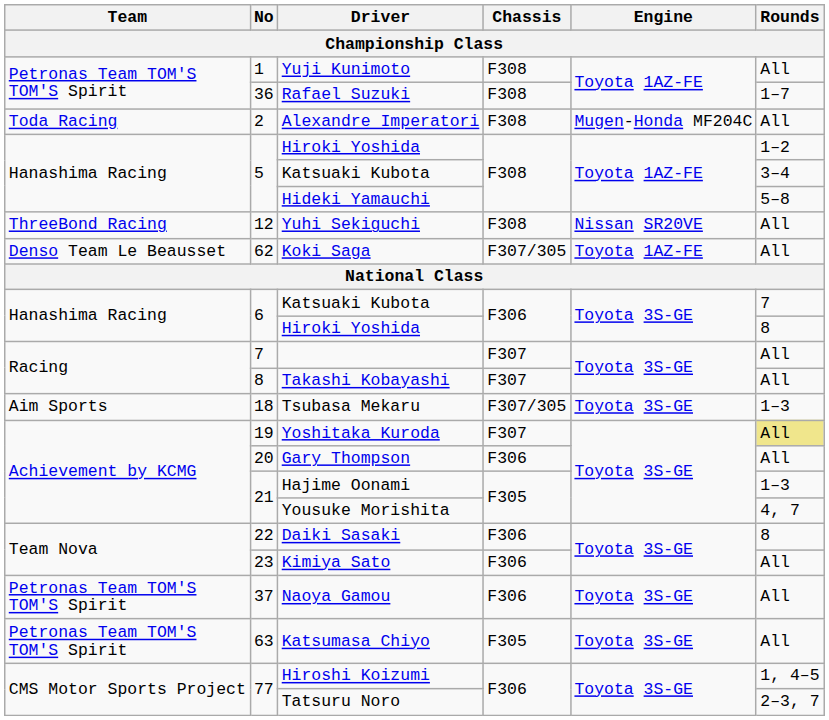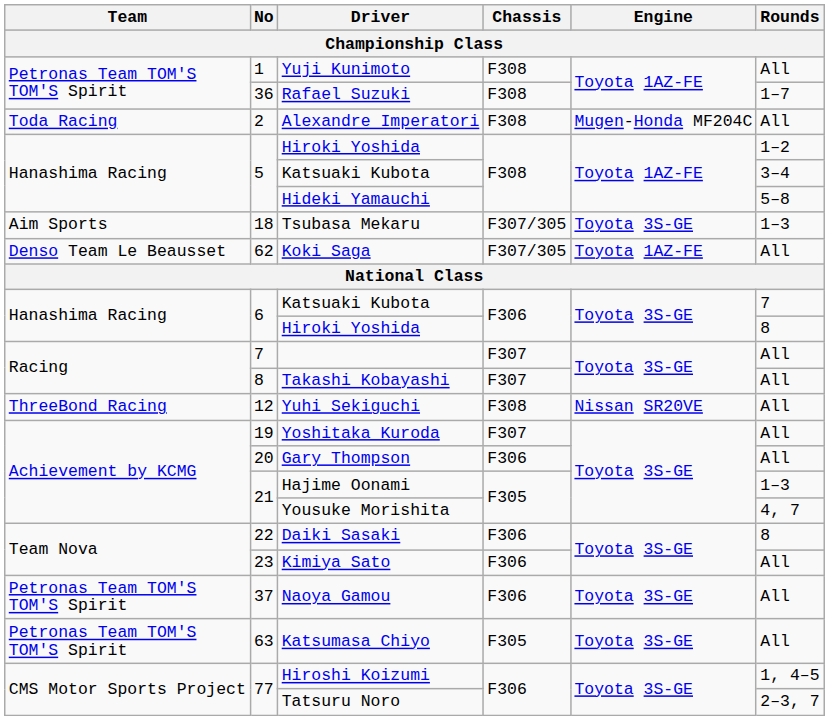rows swapped: (264, 225) <-> (264, 407)
(775, 433) khaki background -> (775, 433) no background
